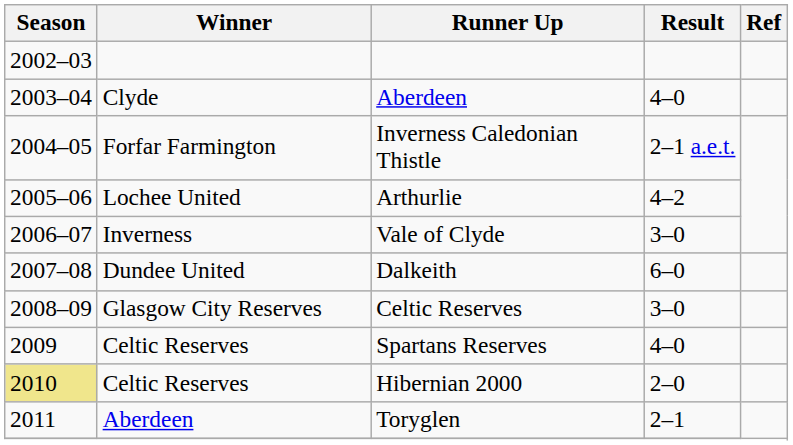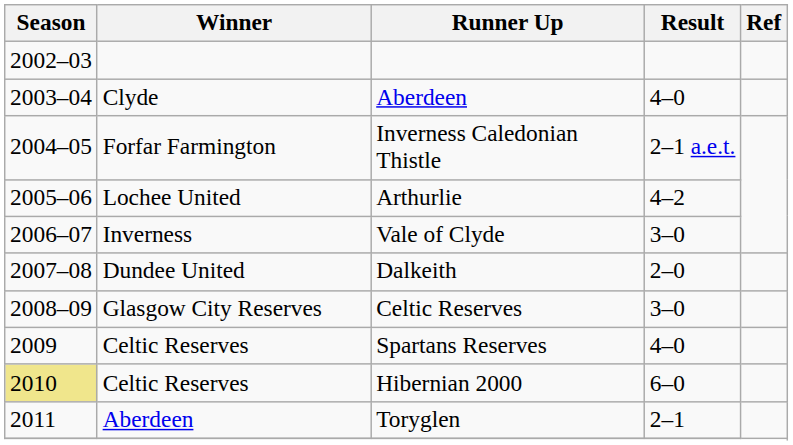(667, 271) 6–0 -> (667, 271) 2–0
(667, 382) 2–0 -> (667, 382) 6–0
